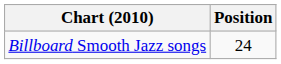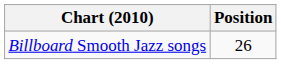(243, 44) 24 -> (243, 44) 26
